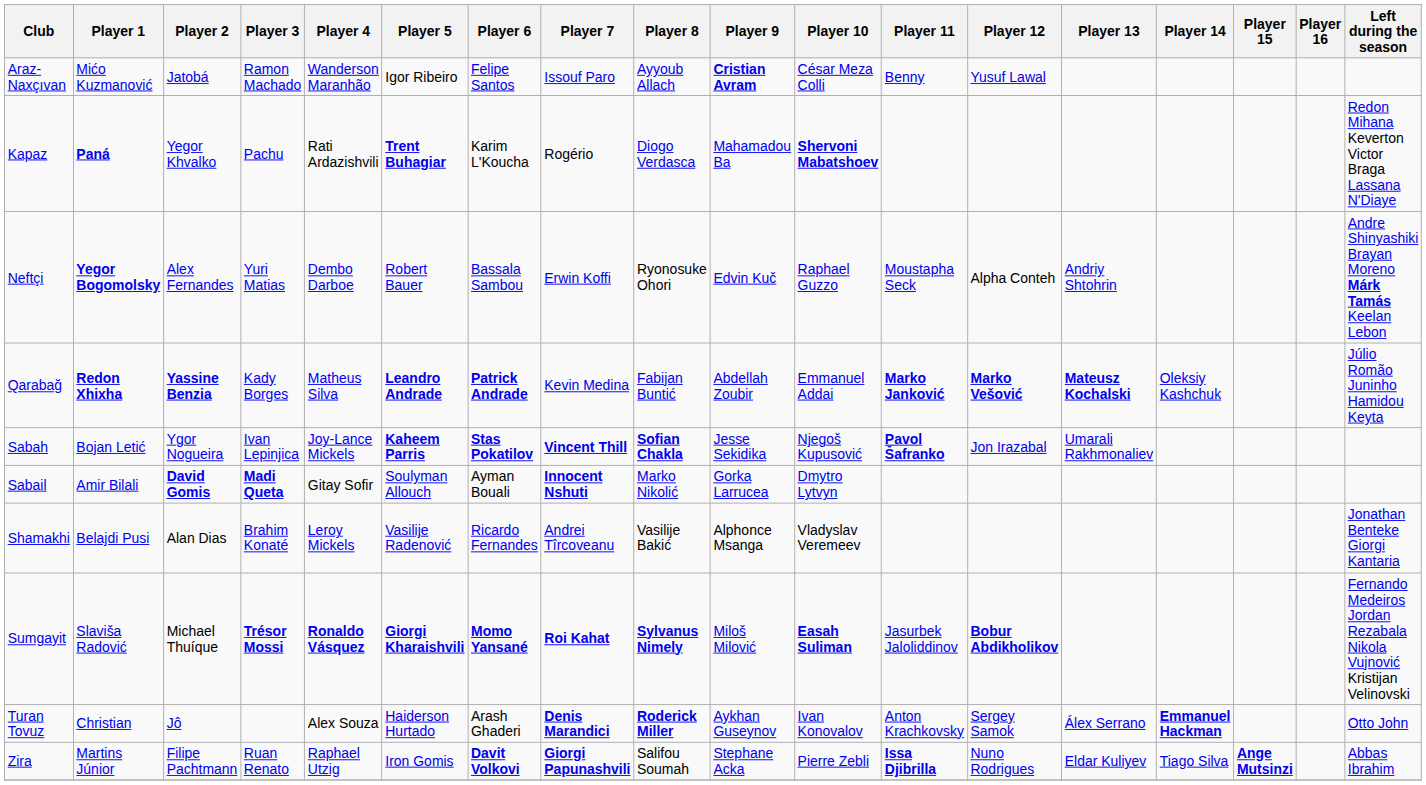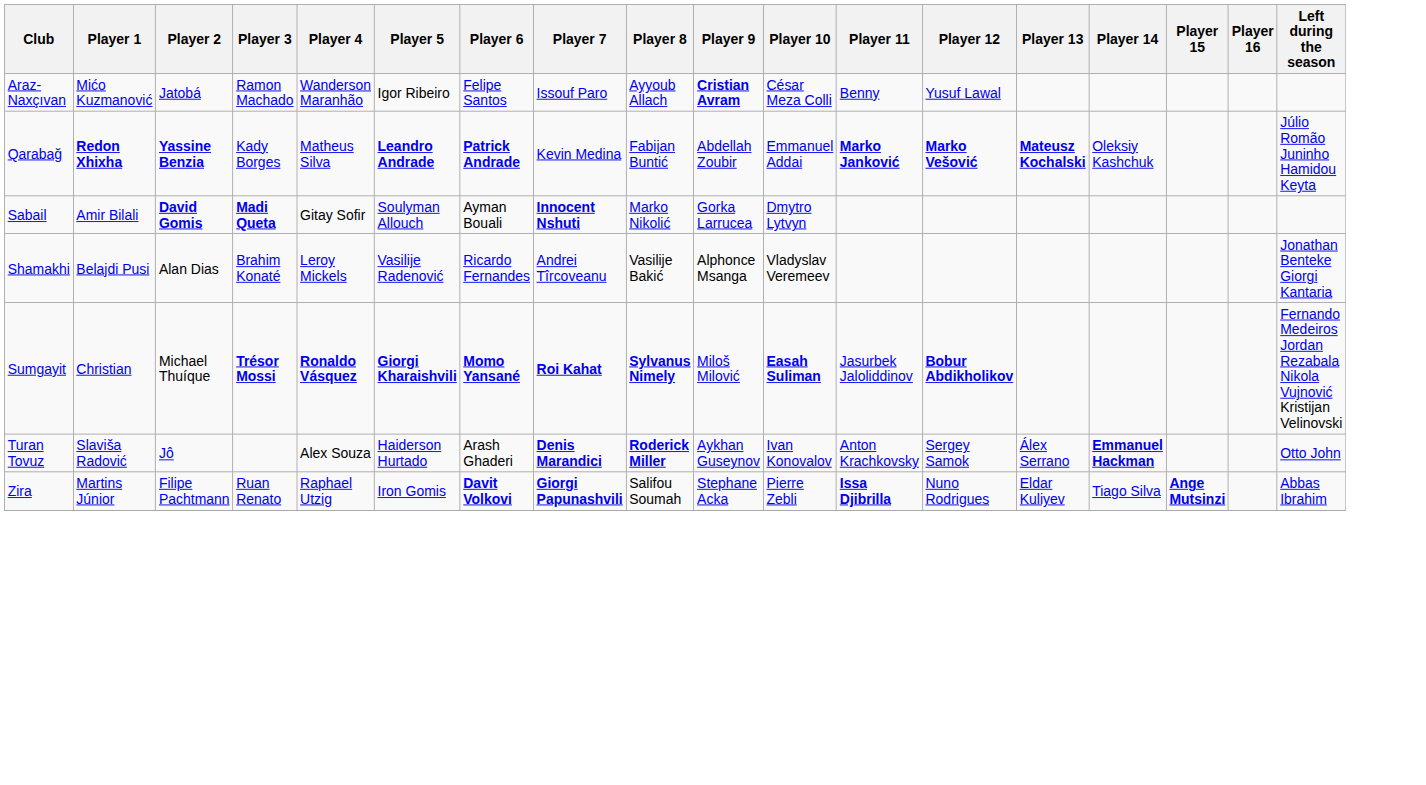- row: (28, 154)
- row: (26, 278)
- row: (28, 447)
(102, 639) Slaviša Radović -> (104, 369) Christian
(104, 723) Christian -> (102, 454) Slaviša Radović
